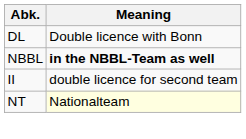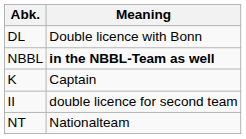+ row: (12, 79)
(89, 101) lightyellow background -> (89, 123) no background
